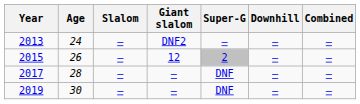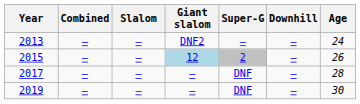columns swapped: (76, 19) <-> (329, 19)
(174, 57) no background -> (192, 57) lightblue background
